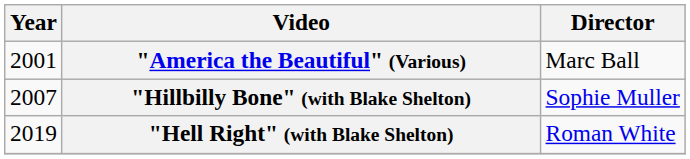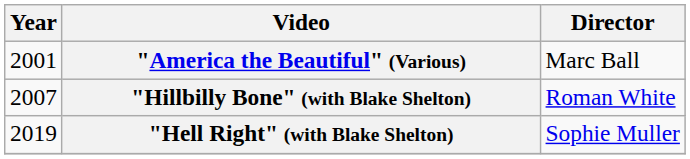(613, 97) Sophie Muller -> (611, 97) Roman White
(611, 134) Roman White -> (613, 134) Sophie Muller
